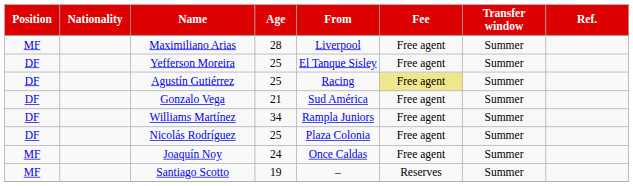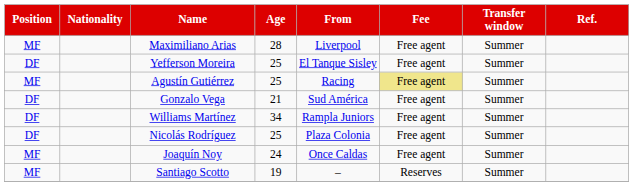(32, 81) DF -> (32, 81) MF
